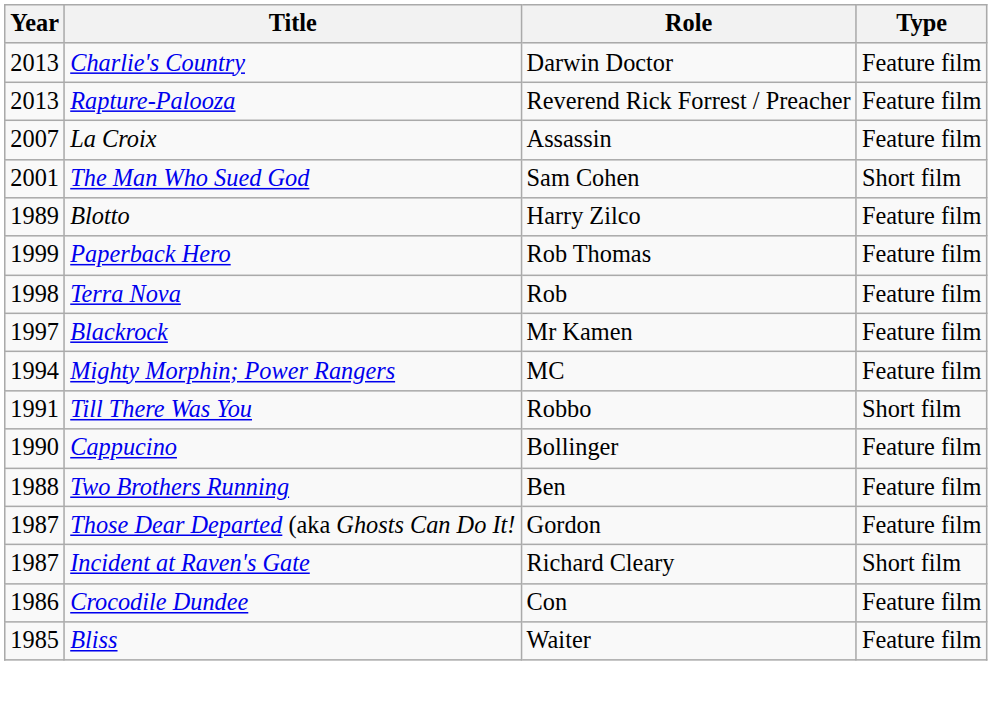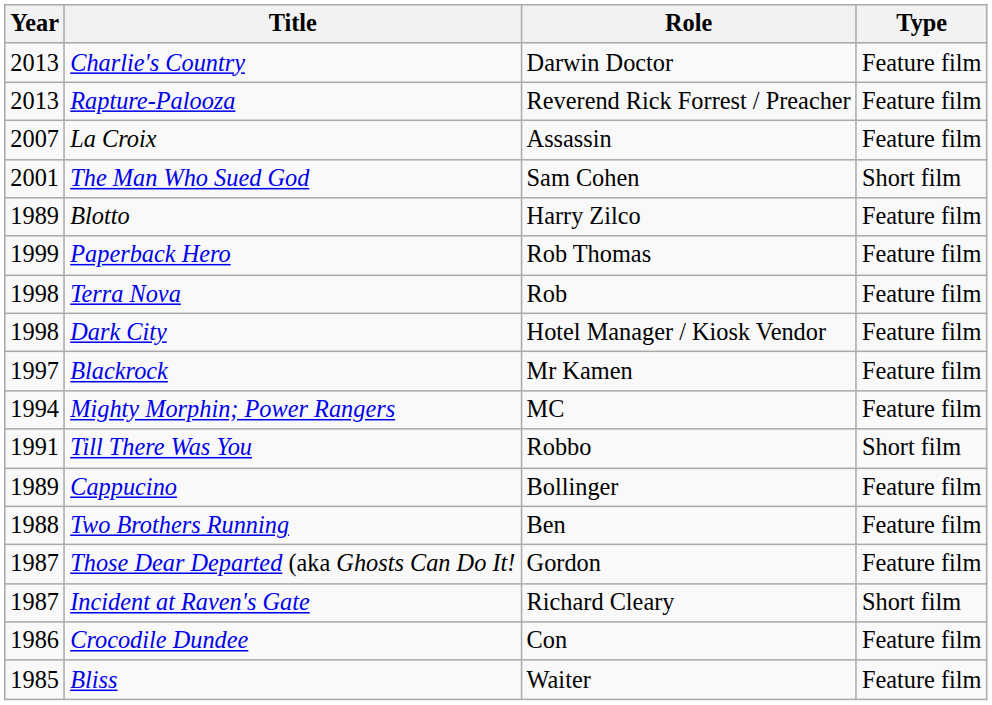+ row: (119, 332)
(35, 448) 1990 -> (35, 486) 1989
